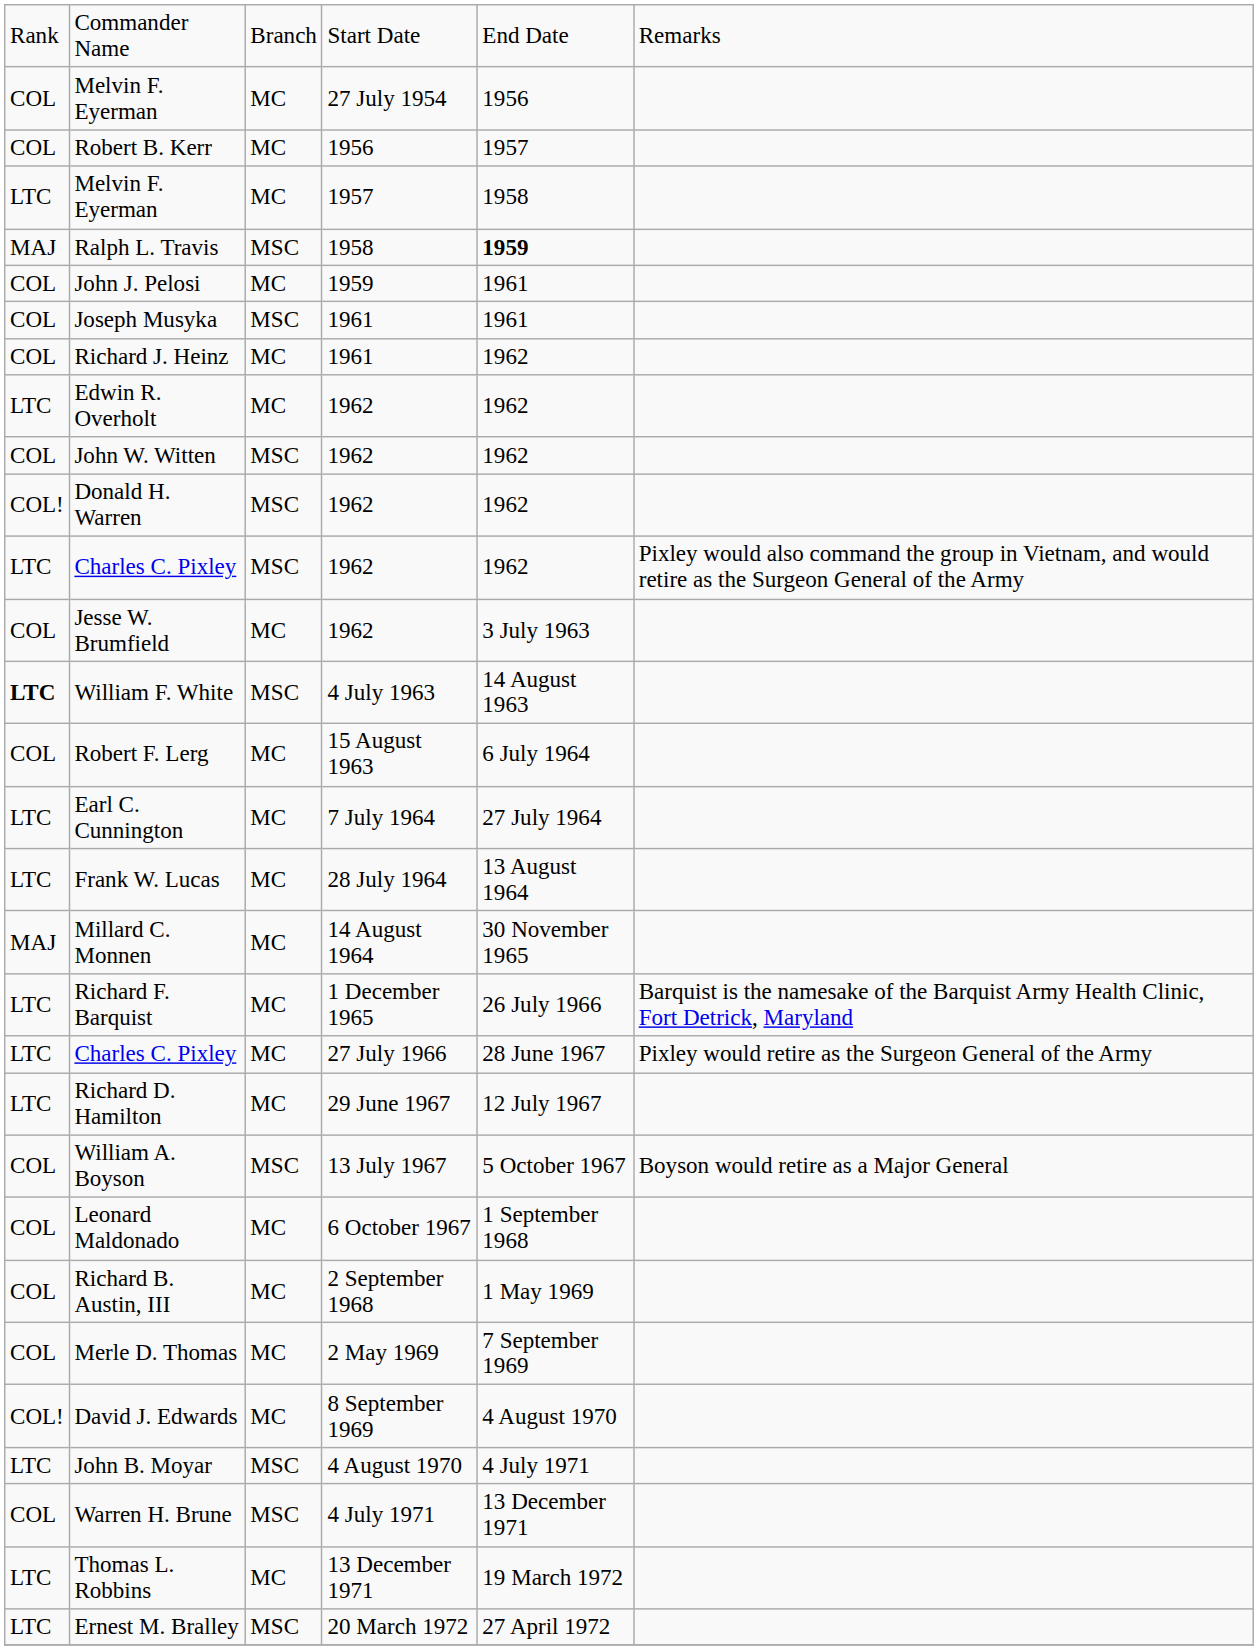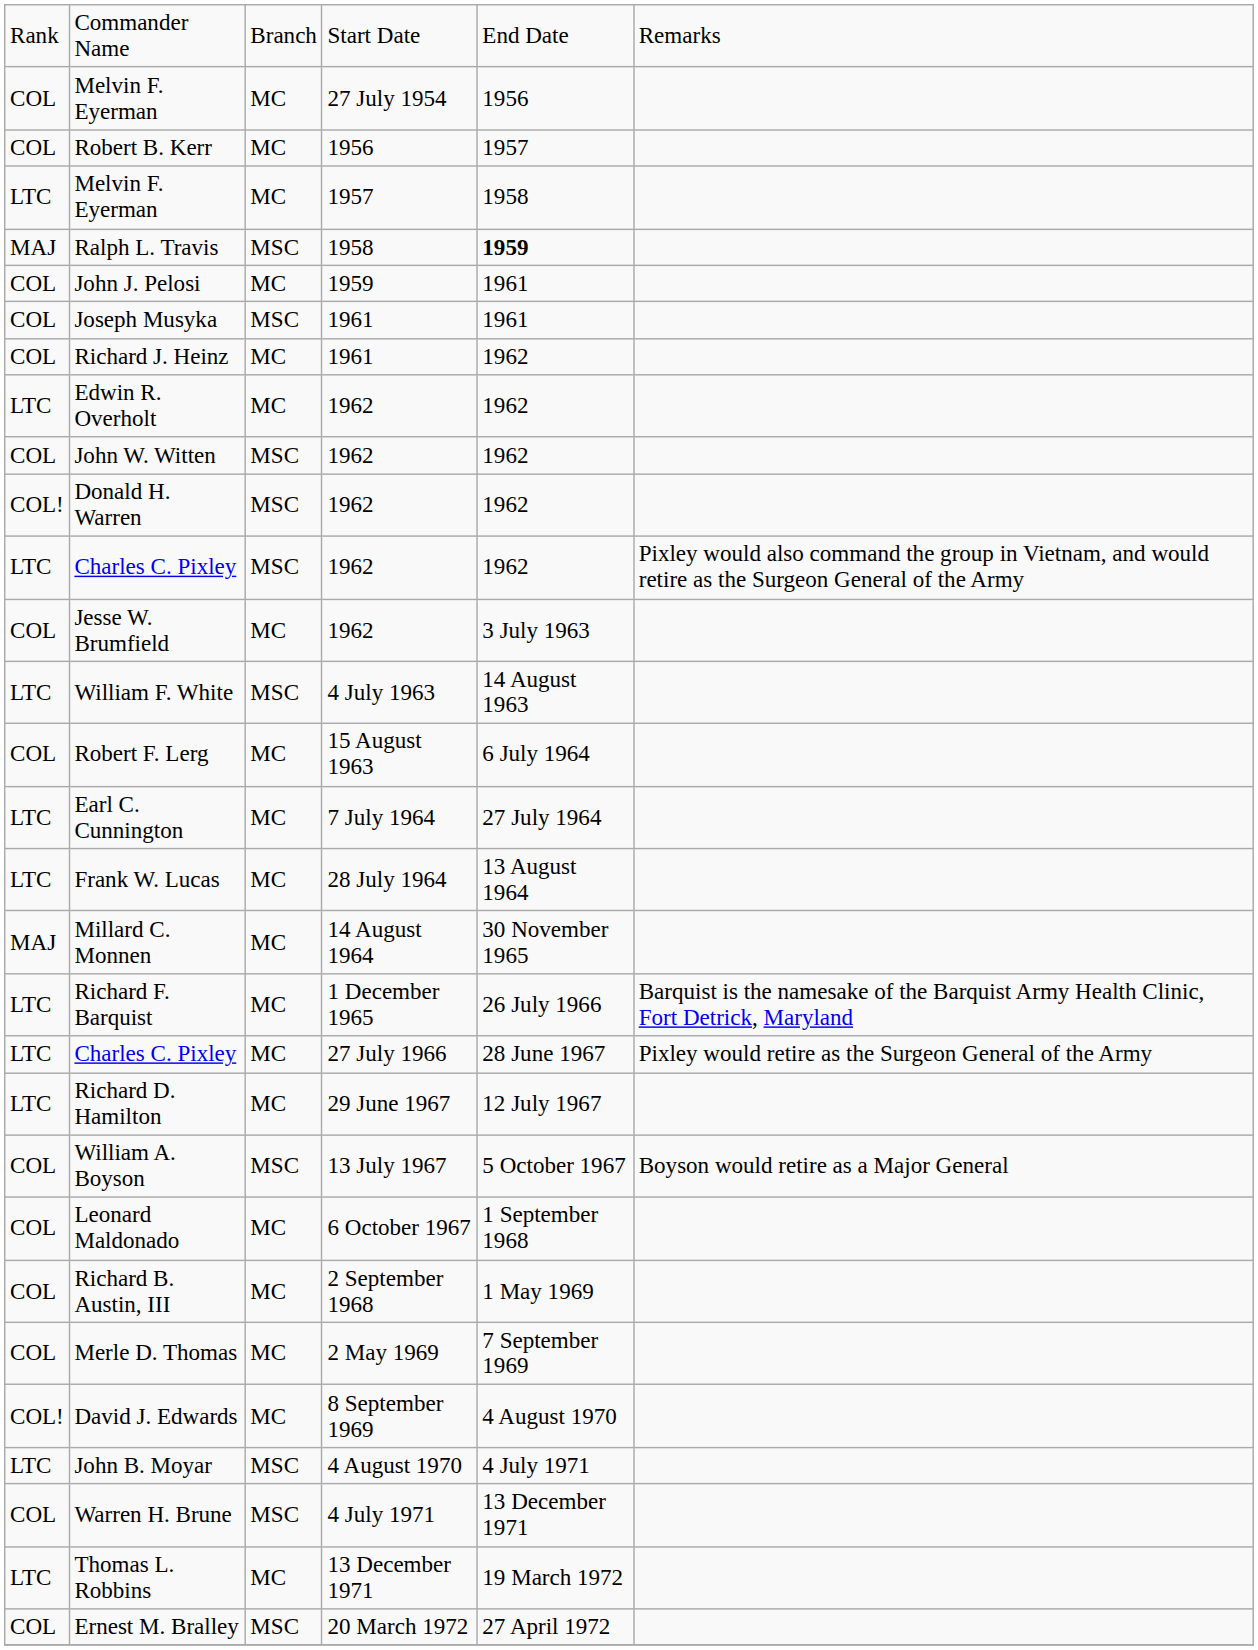(33, 692) bold -> (31, 692) normal
(31, 1626) LTC -> (33, 1626) COL
